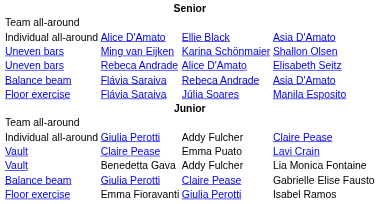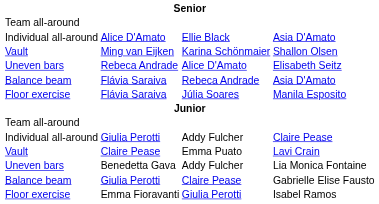(34, 51) Uneven bars -> (16, 51) Vault
(16, 166) Vault -> (34, 166) Uneven bars
